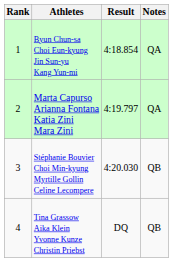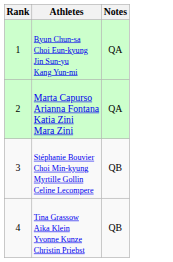- column: (121, 12)
